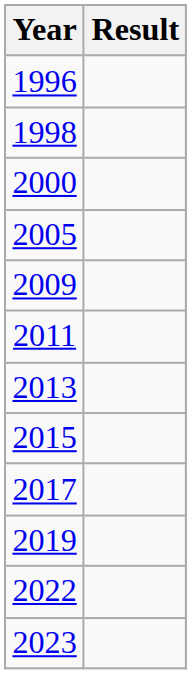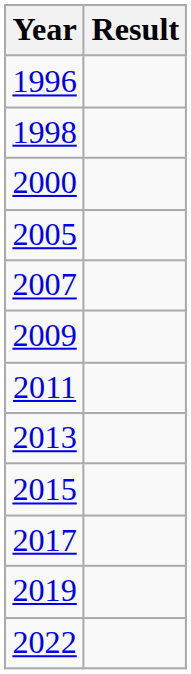+ row: (45, 285)
- row: (45, 642)
